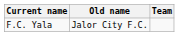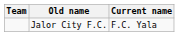columns swapped: (162, 11) <-> (37, 11)
